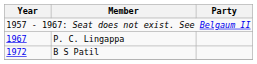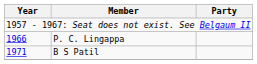(17, 39) 1967 -> (17, 39) 1966
(17, 53) 1972 -> (17, 53) 1971
